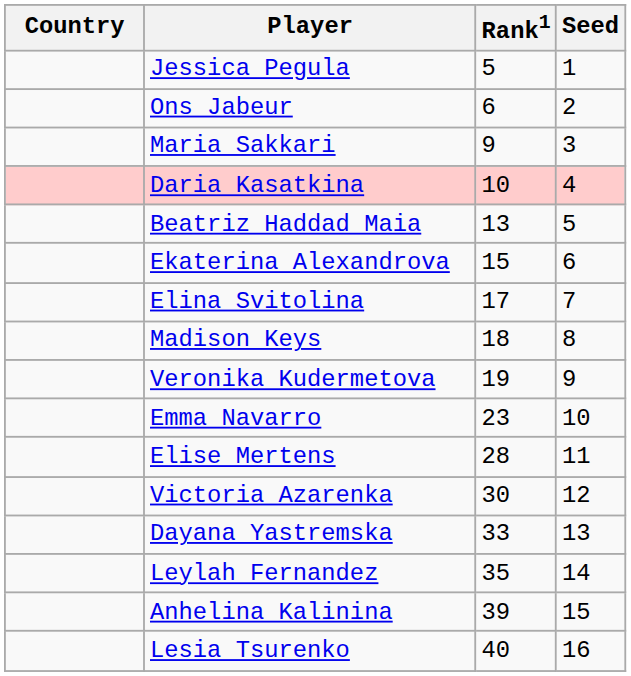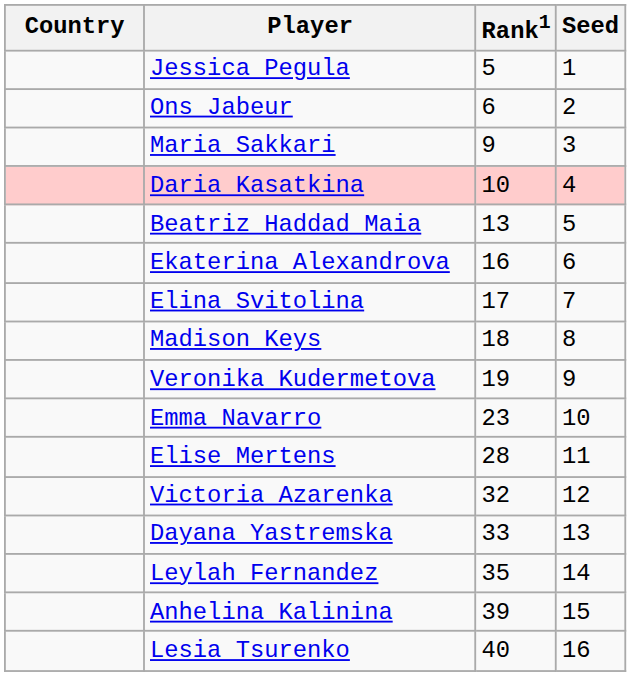(496, 263) 15 -> (496, 263) 16
(496, 496) 30 -> (496, 496) 32
